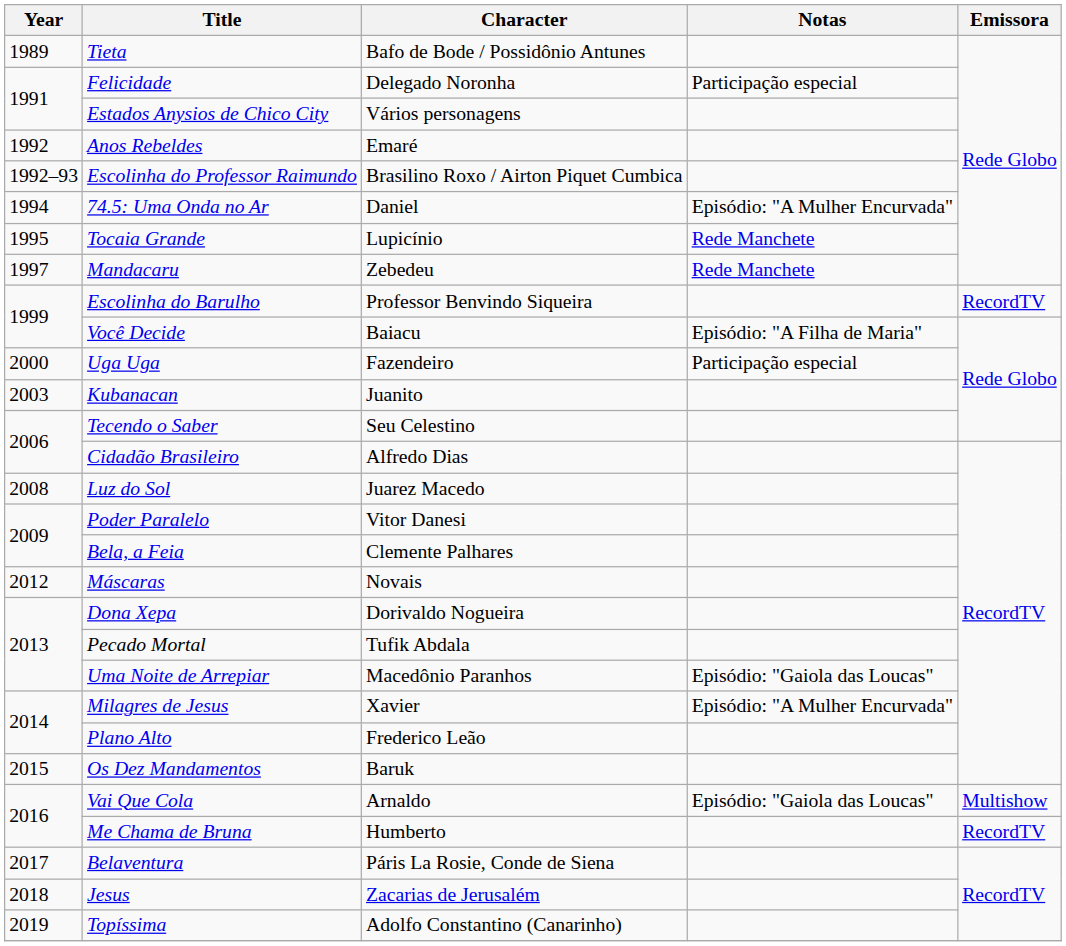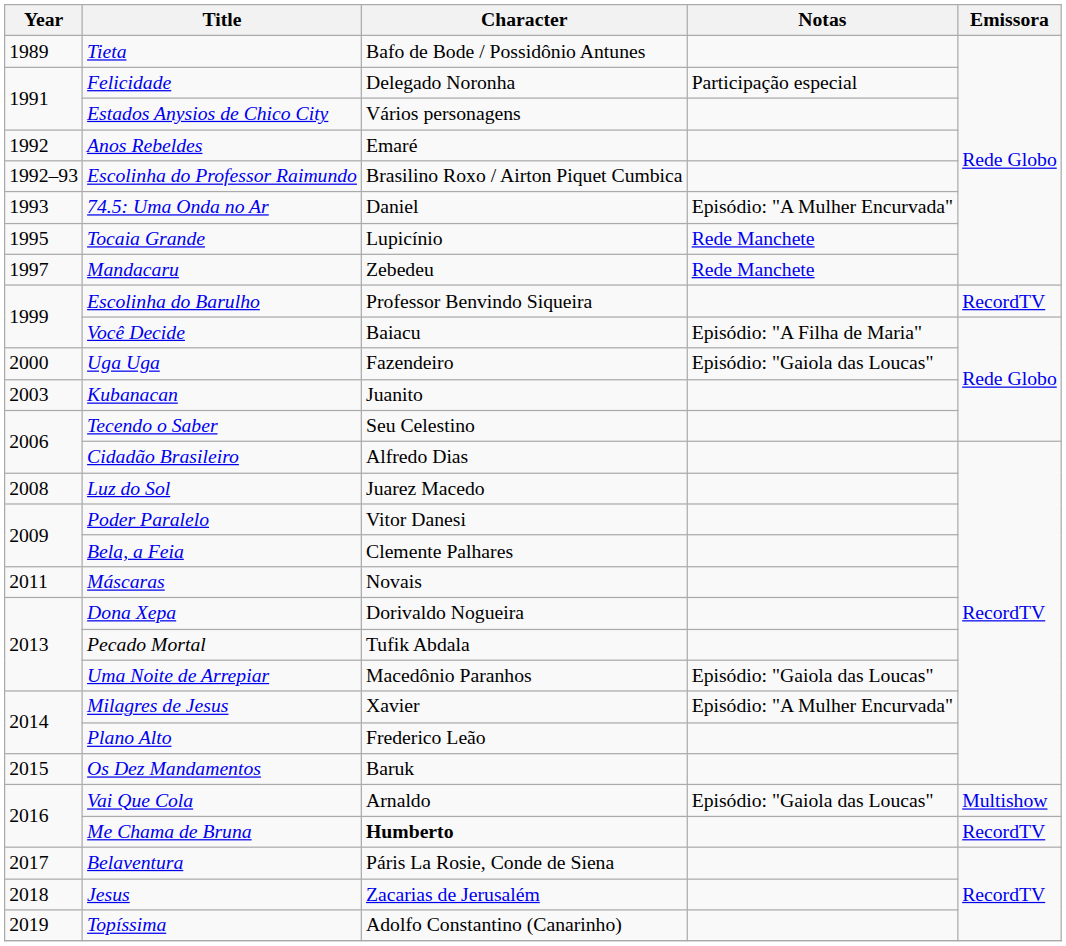(29, 207) 1994 -> (29, 207) 1993
(774, 363) Participação especial -> (813, 363) Episódio: "Gaiola das Loucas"
(29, 581) 2012 -> (28, 581) 2011
(406, 831) normal -> (410, 831) bold
